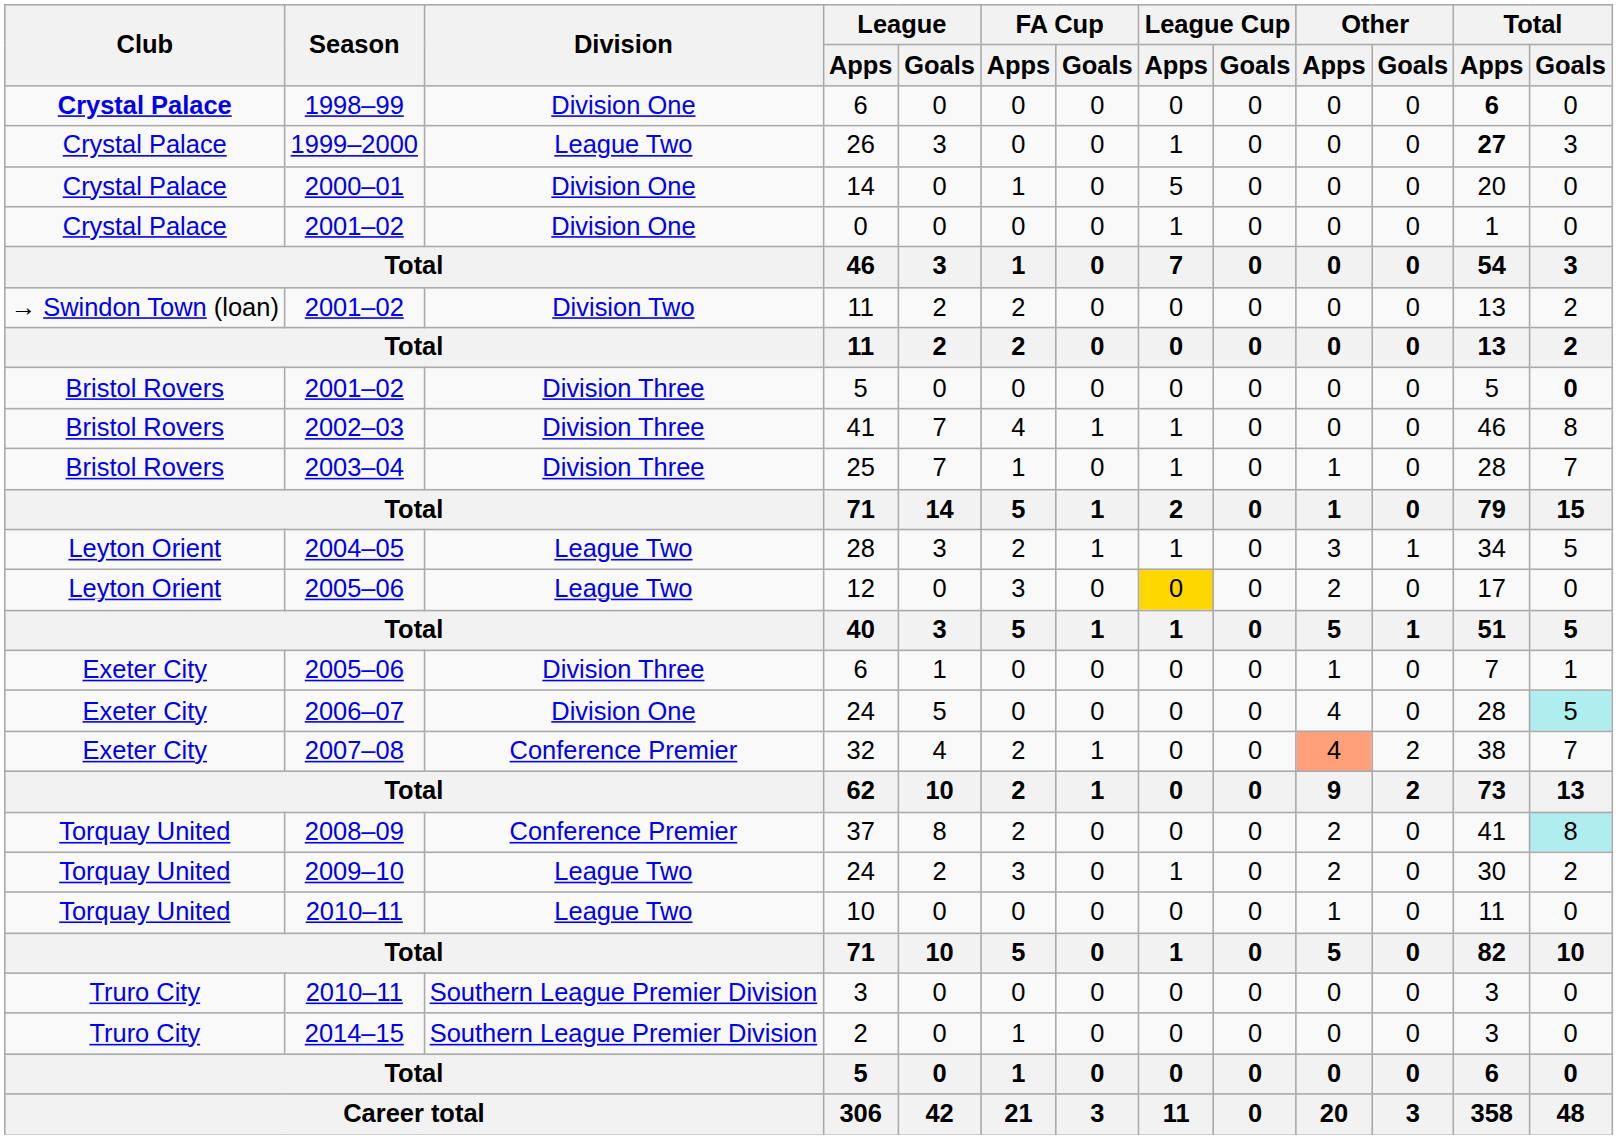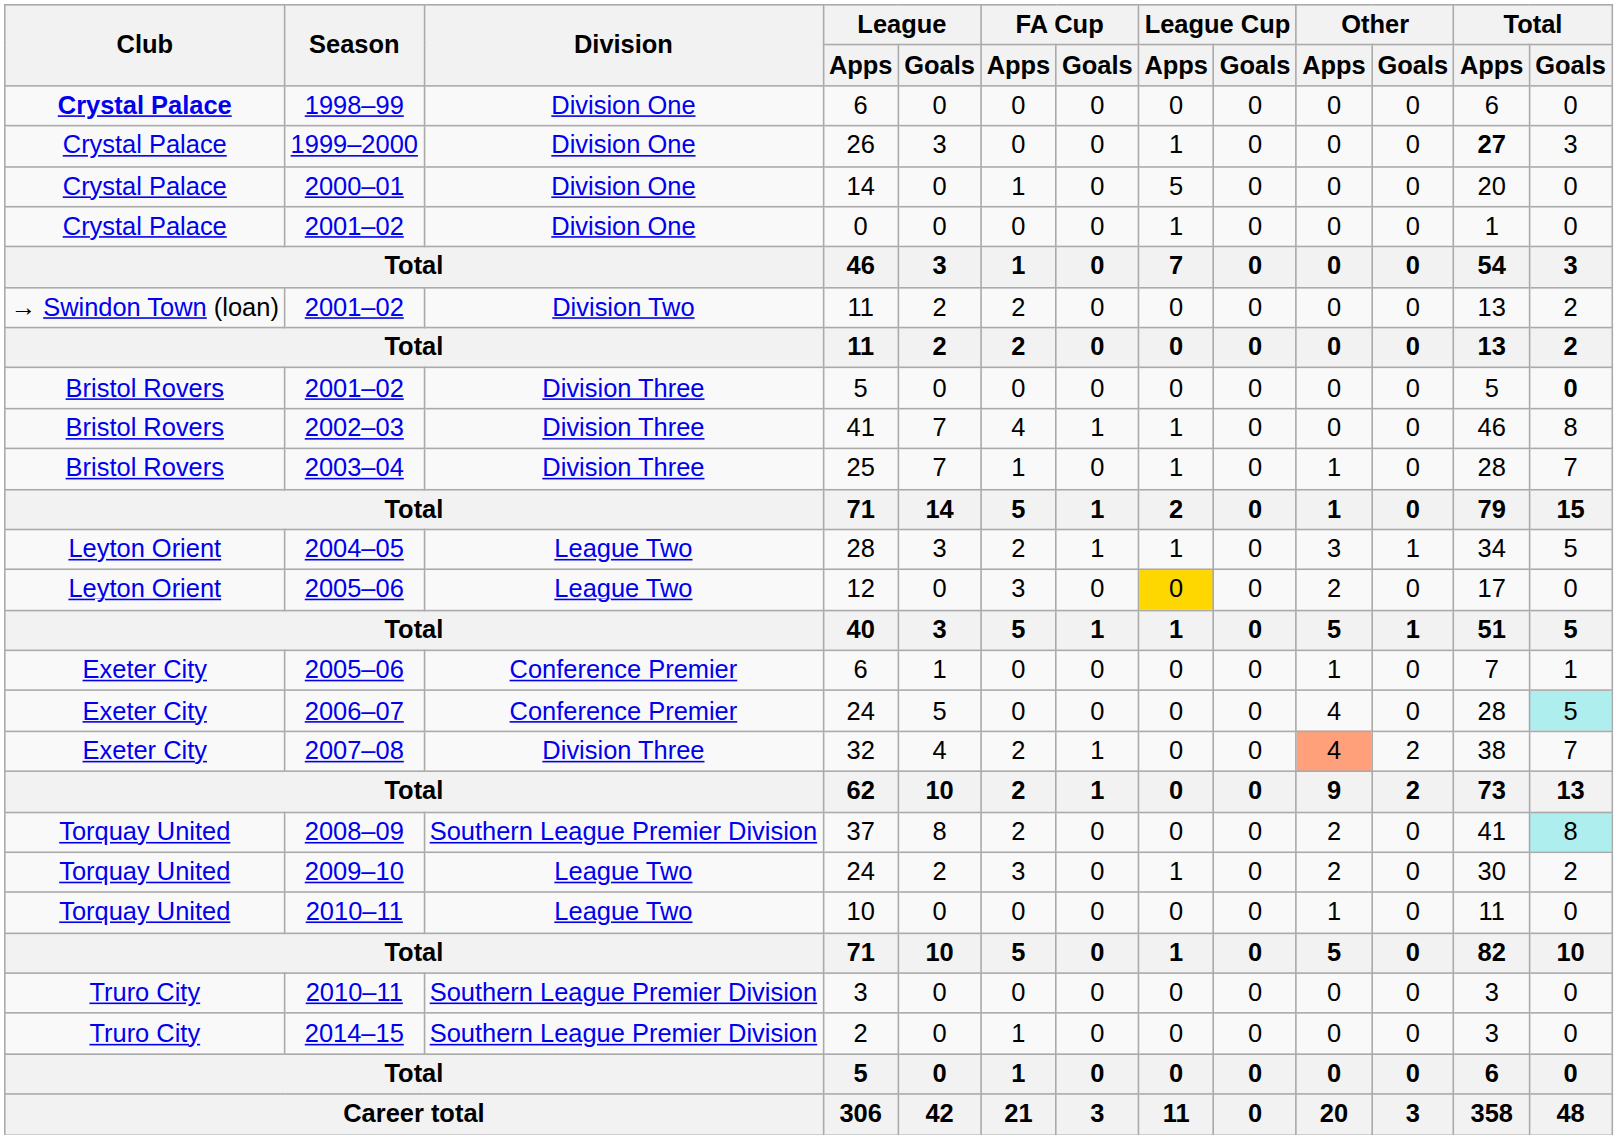(1492, 105) bold -> (1492, 105) normal
(623, 145) League Two -> (623, 145) Division One
(623, 670) Division Three -> (623, 670) Conference Premier
(623, 710) Division One -> (623, 710) Conference Premier
(623, 750) Conference Premier -> (623, 750) Division Three
(623, 831) Conference Premier -> (623, 831) Southern League Premier Division
